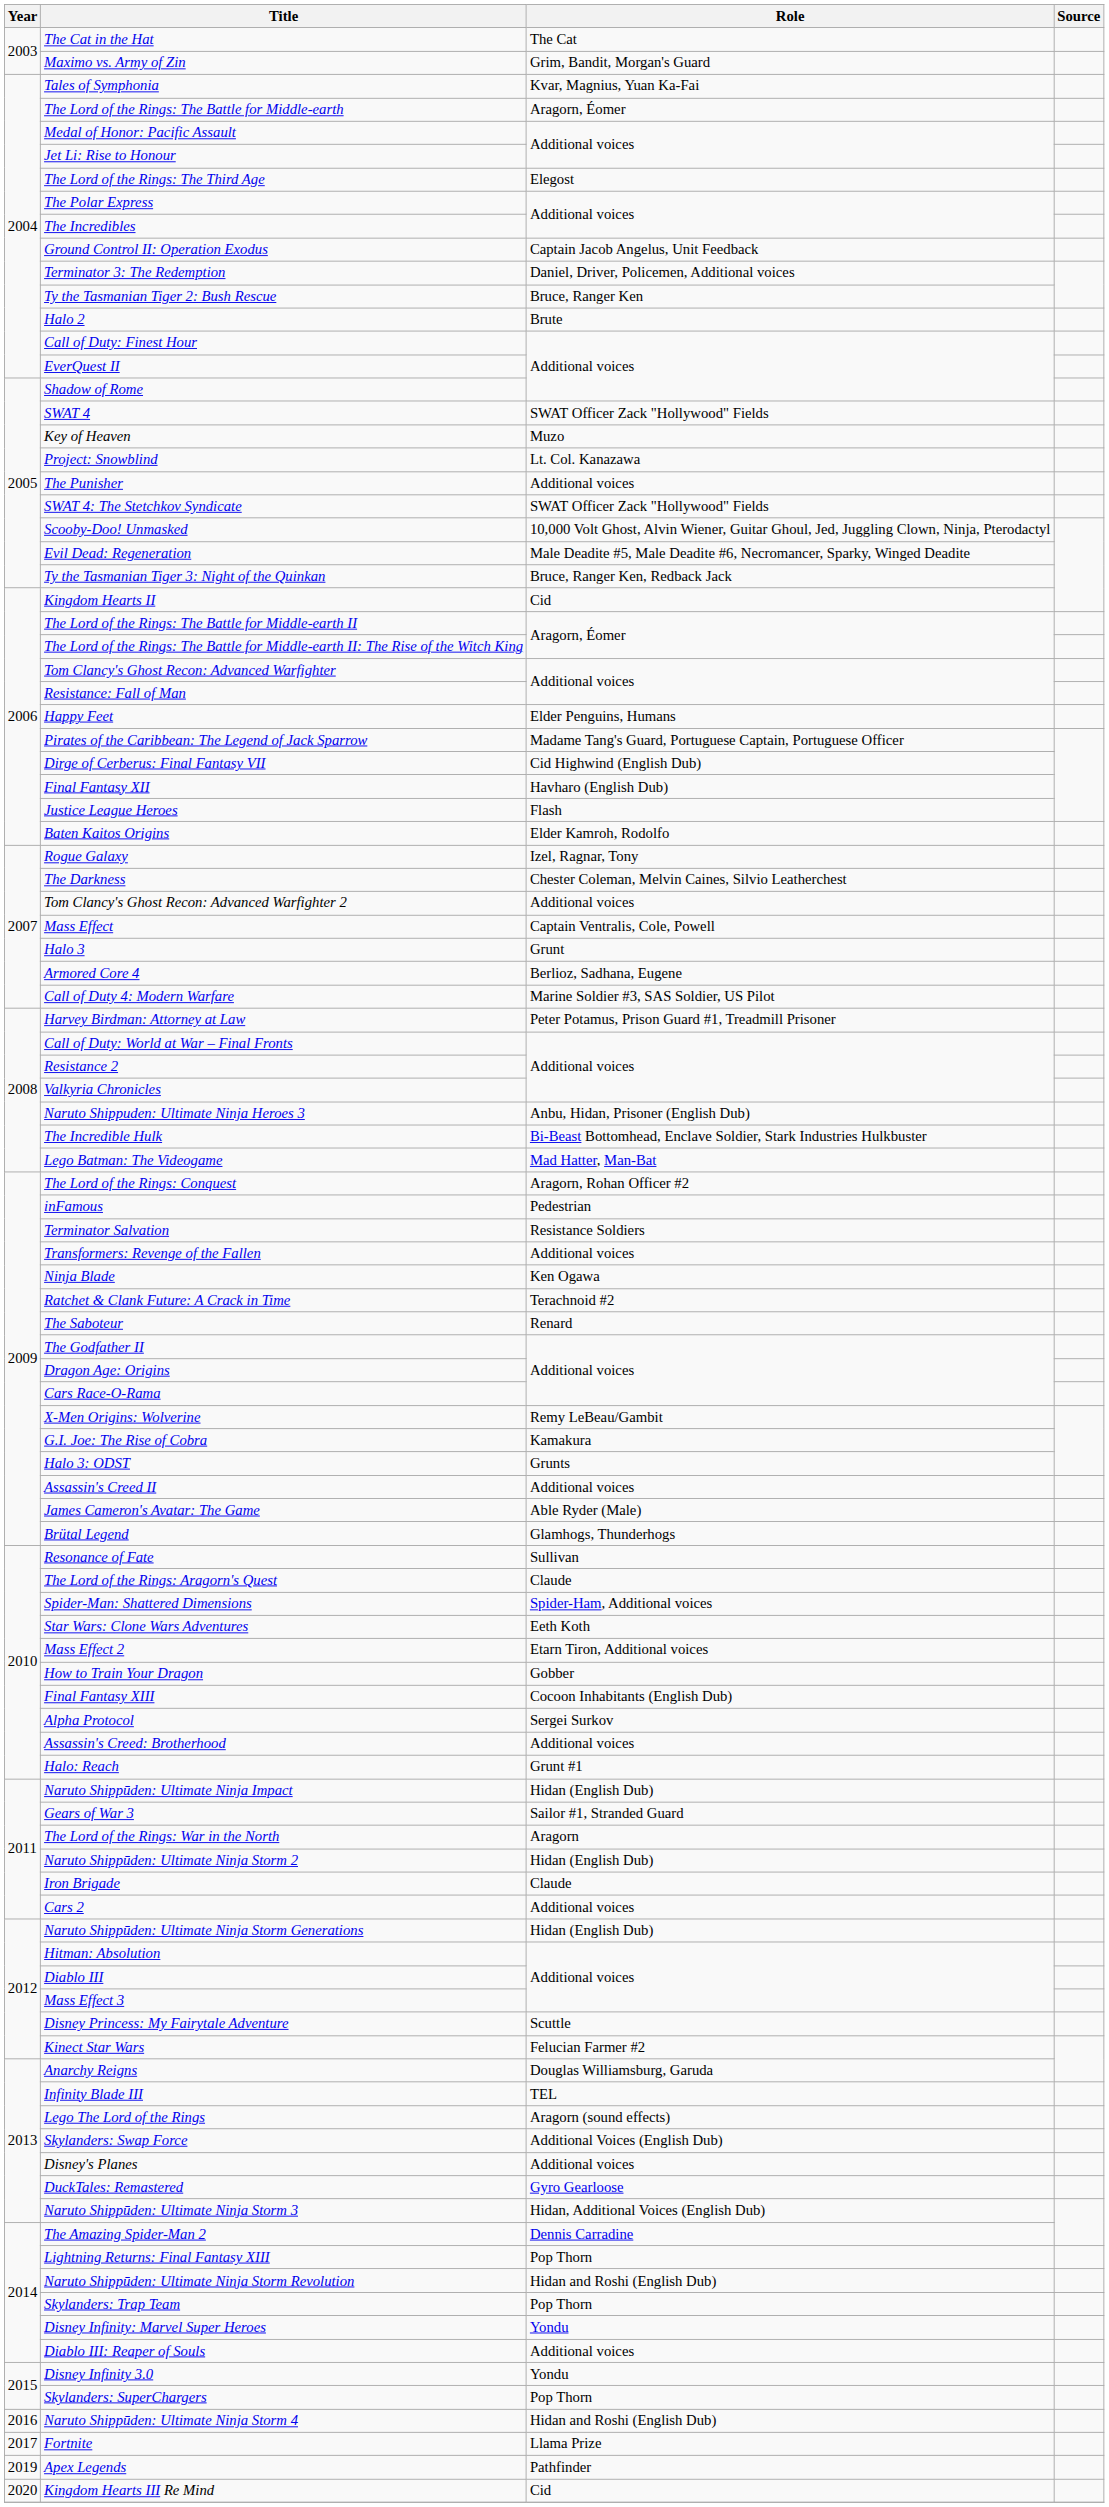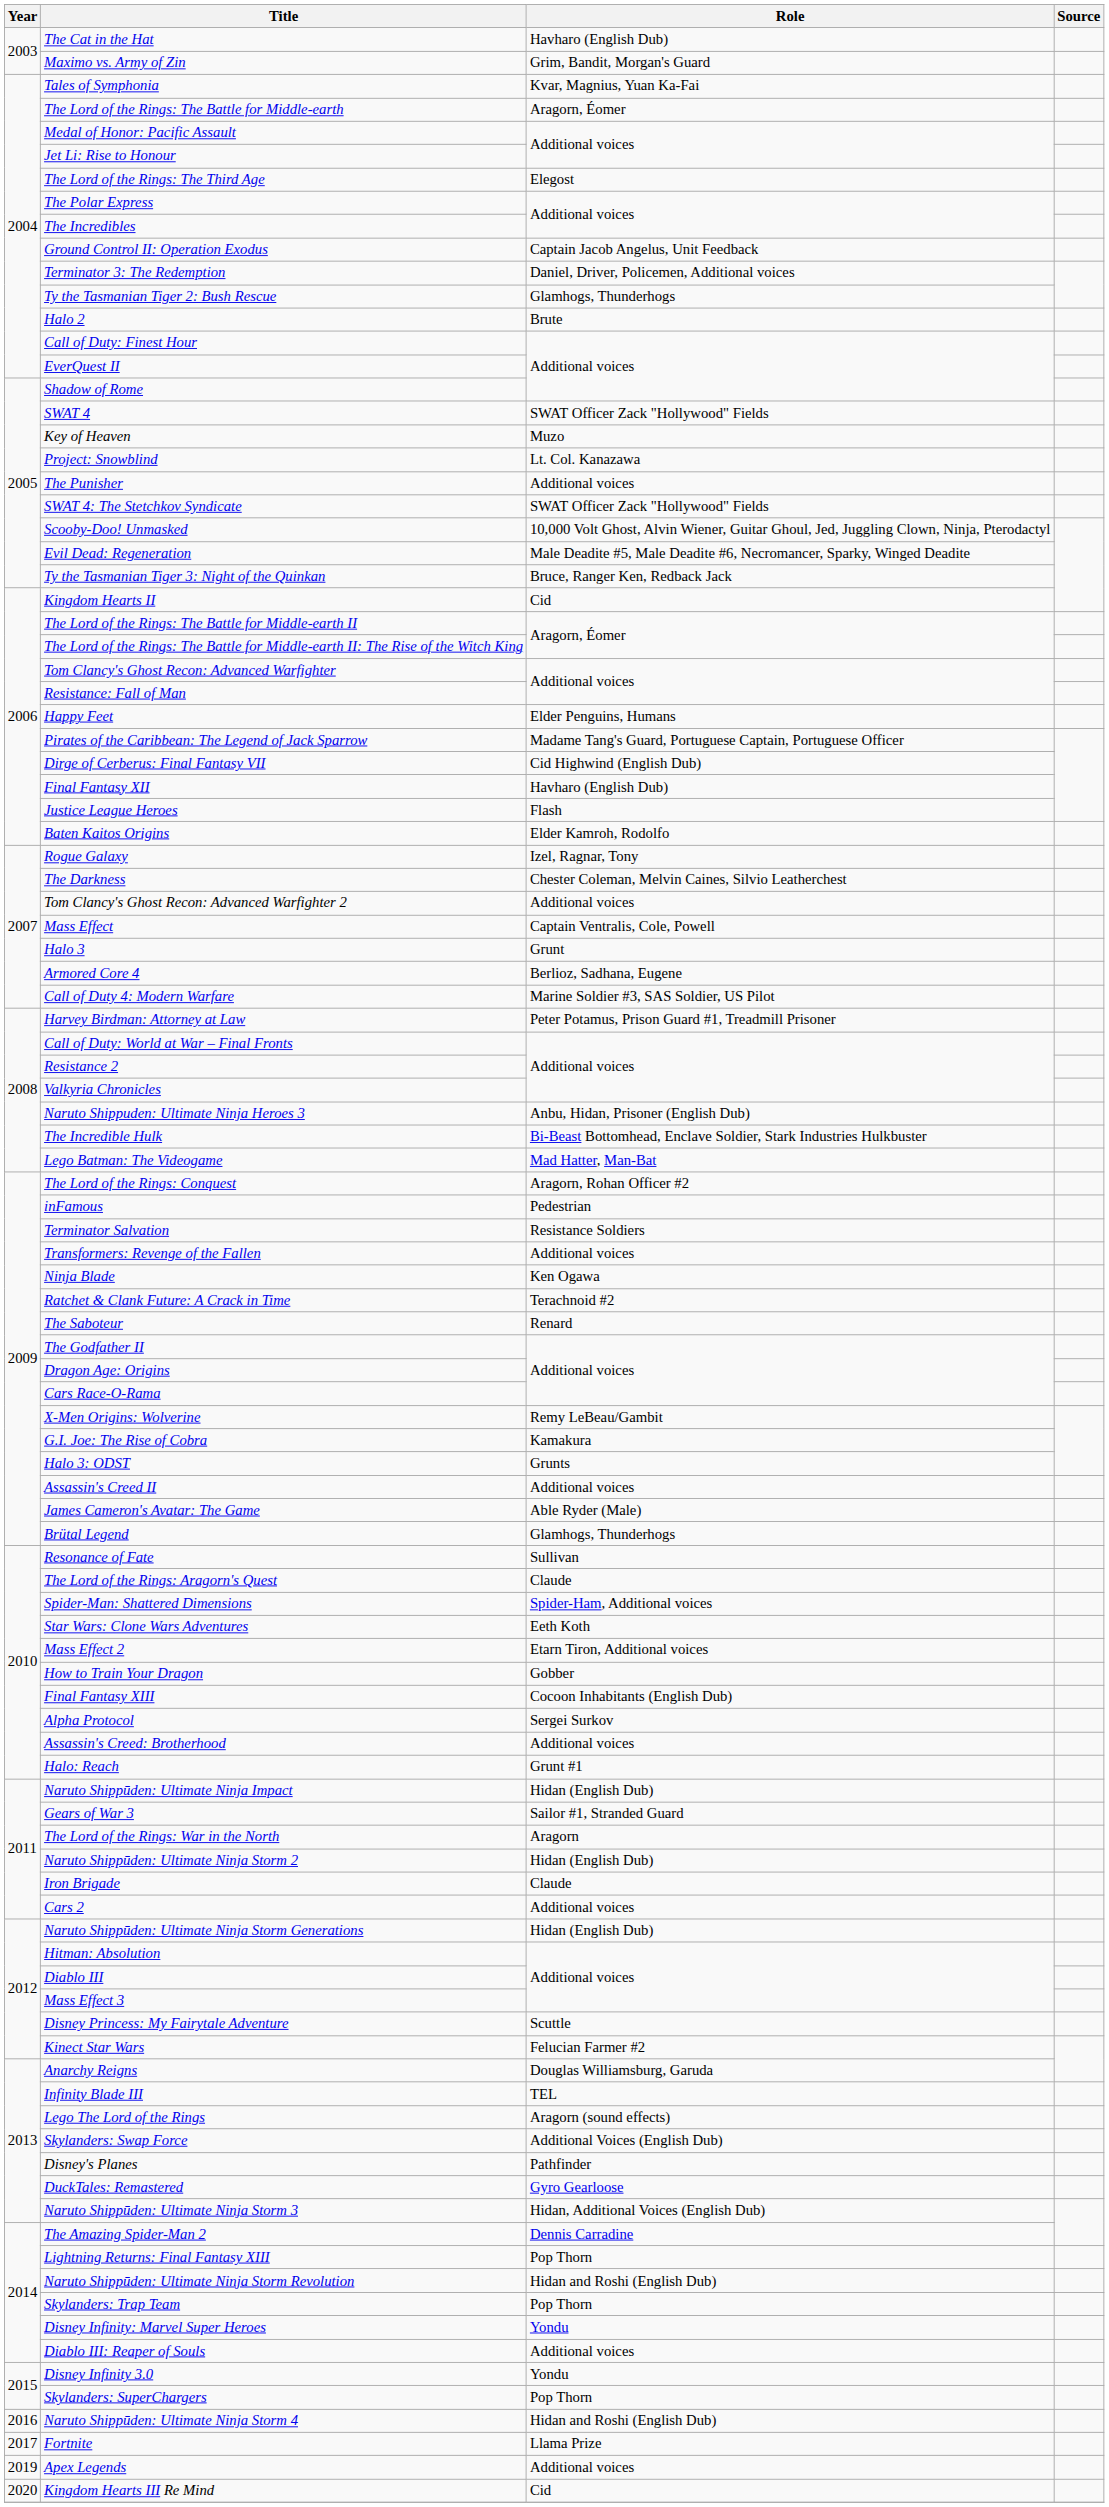(553, 39) The Cat -> (599, 39) Havharo (English Dub)
(587, 296) Bruce, Ranger Ken -> (603, 296) Glamhogs, Thunderhogs
(582, 2163) Additional voices -> (561, 2163) Pathfinder
(561, 2467) Pathfinder -> (582, 2467) Additional voices
